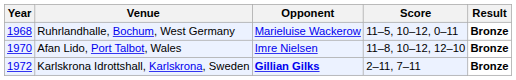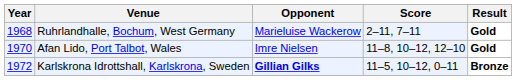(412, 31) 11–5, 10–12, 0–11 -> (393, 31) 2–11, 7–11
(490, 31) Bronze -> (483, 31) Gold
(490, 49) Bronze -> (483, 49) Gold
(393, 67) 2–11, 7–11 -> (412, 67) 11–5, 10–12, 0–11
